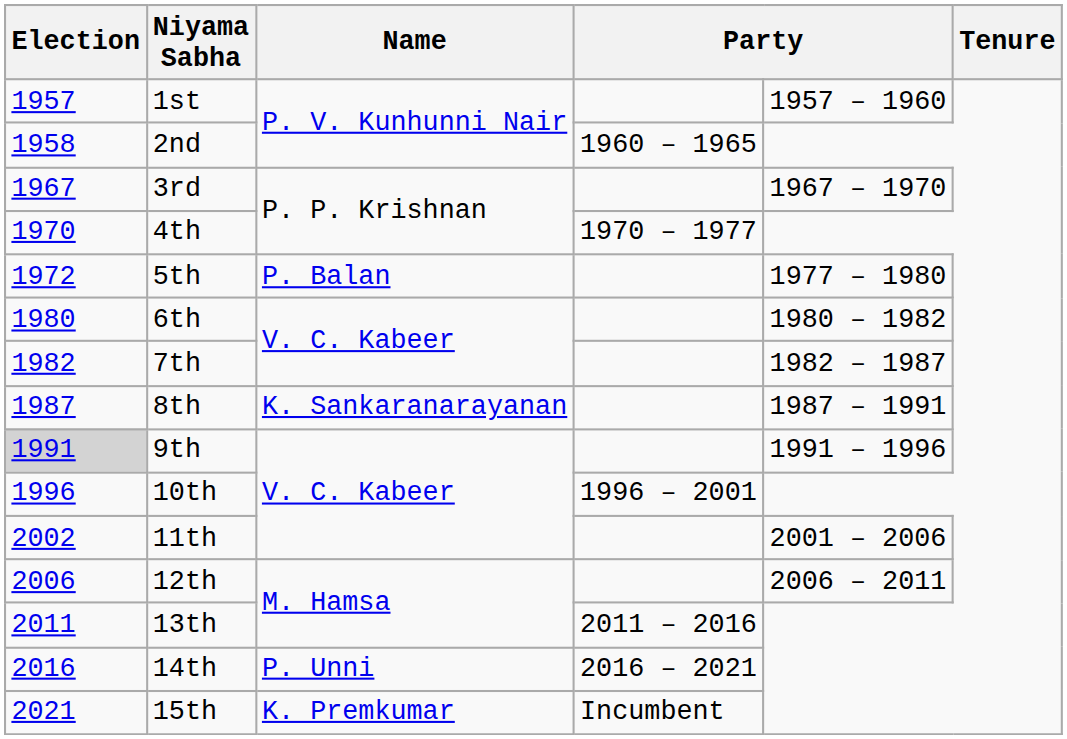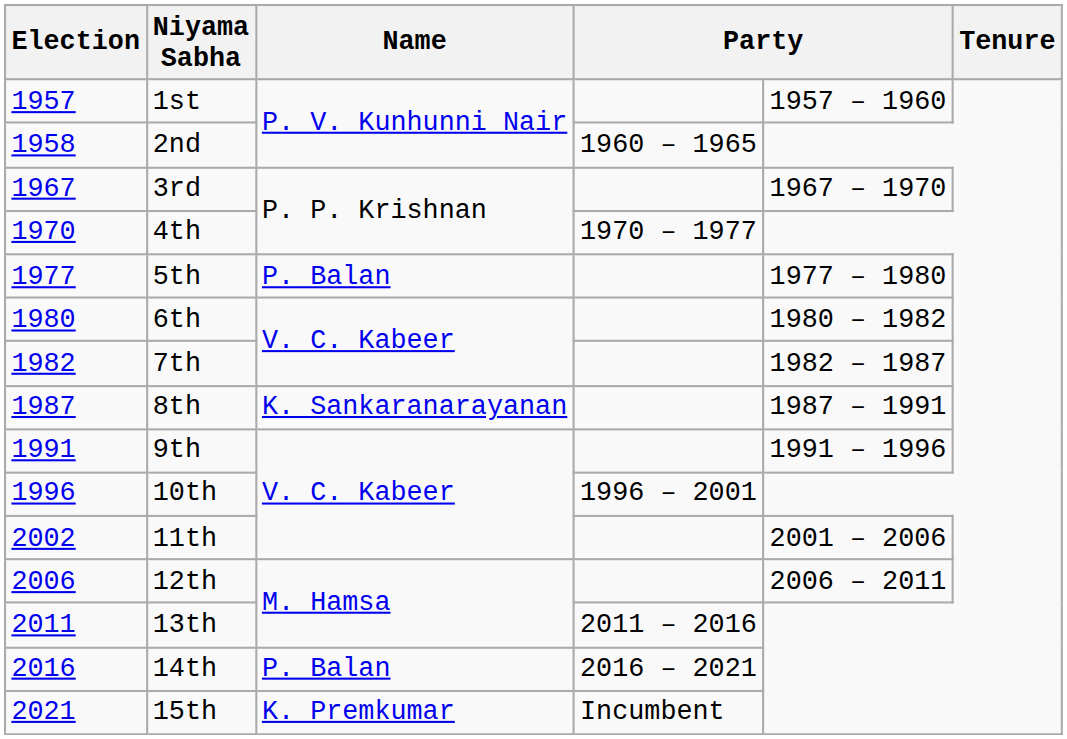(44, 276) 1972 -> (44, 276) 1977
(44, 451) lightgrey background -> (44, 451) no background
(318, 669) P. Unni -> (326, 669) P. Balan
